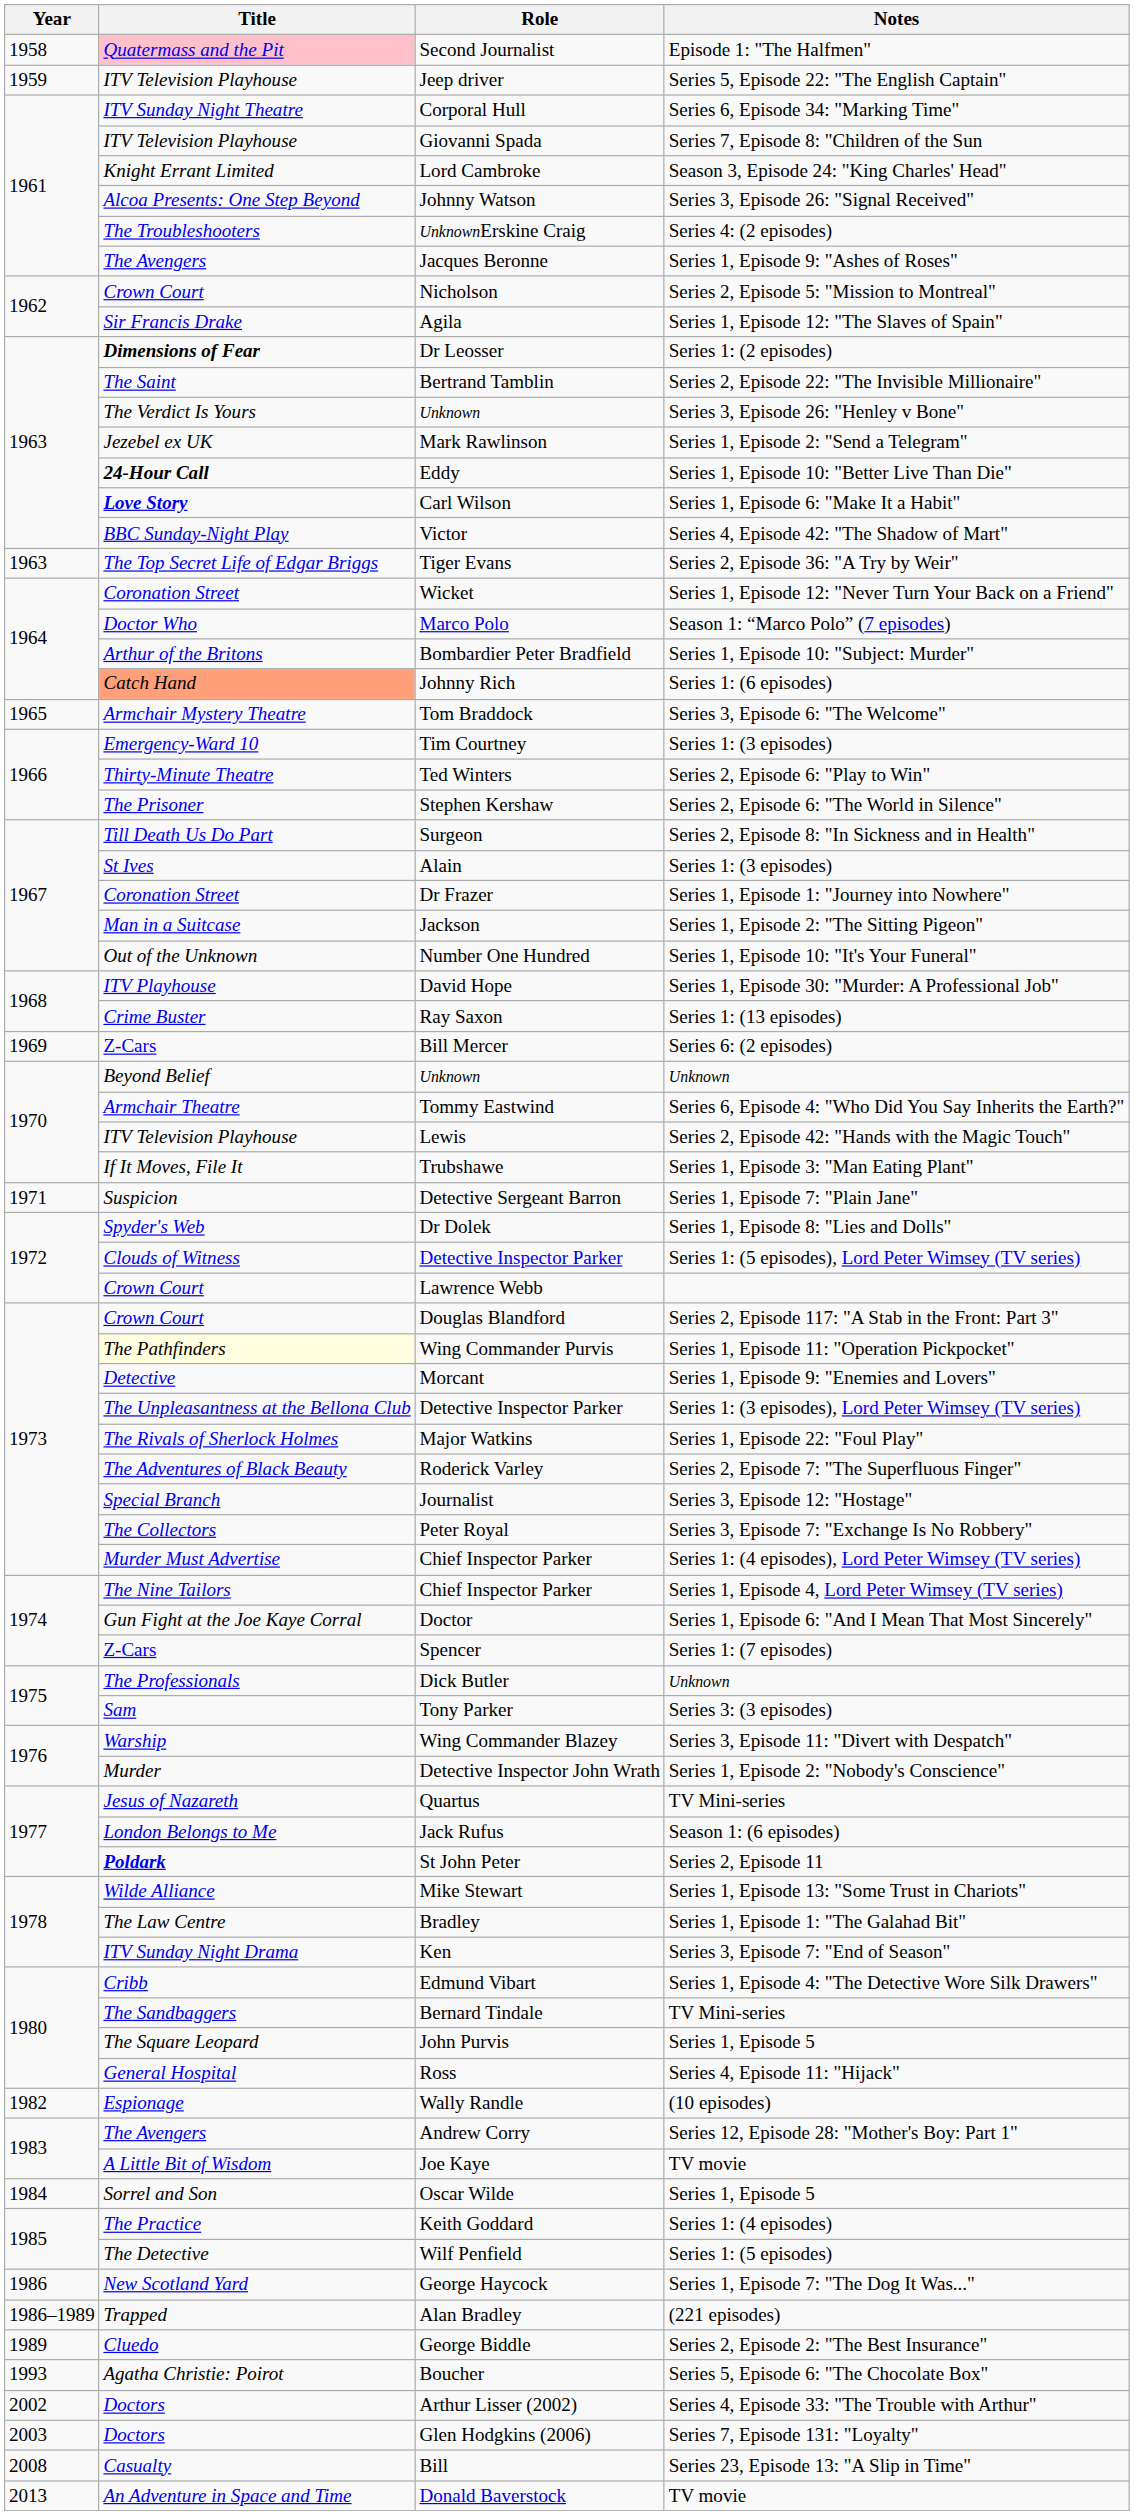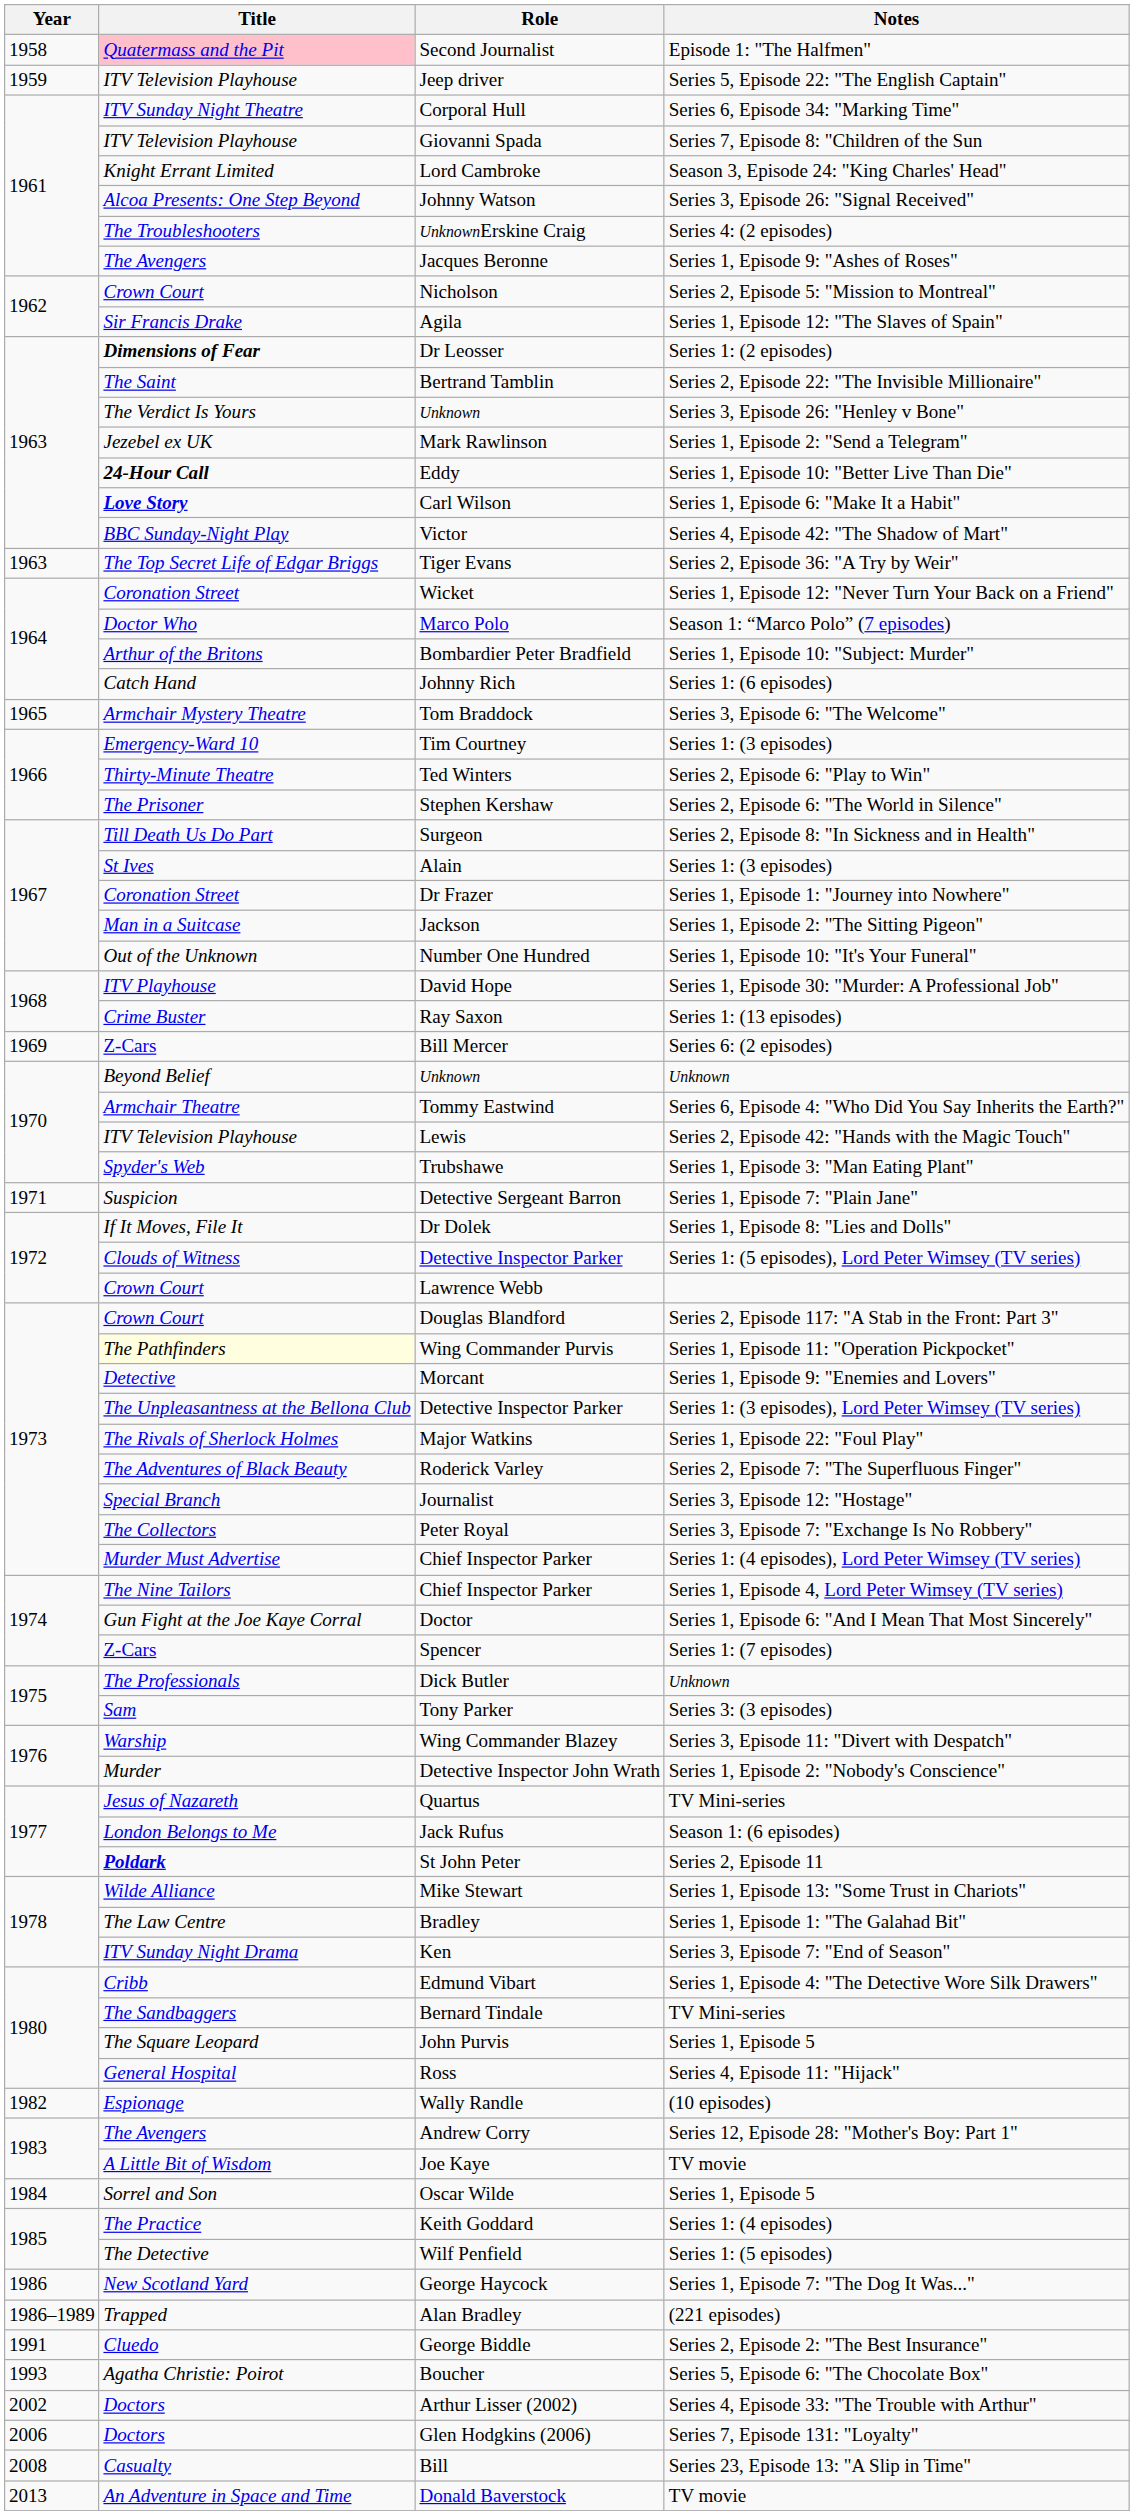(150, 683) lightsalmon background -> (150, 683) no background
(173, 1167) If It Moves, File It -> (154, 1167) Spyder's Web
(154, 1227) Spyder's Web -> (173, 1227) If It Moves, File It
(28, 2344) 1989 -> (28, 2344) 1991
(28, 2435) 2003 -> (28, 2435) 2006
